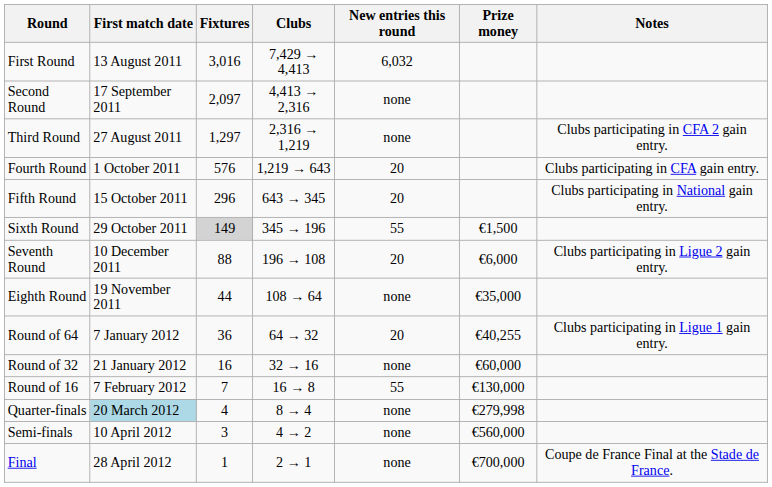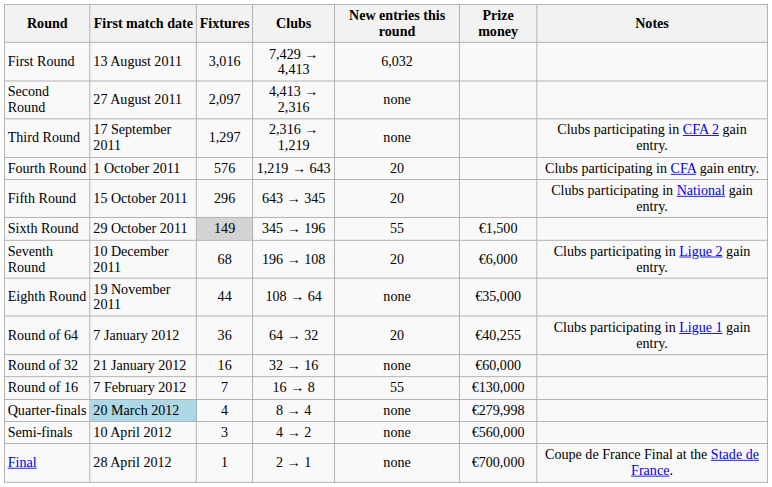(132, 99) 17 September 2011 -> (138, 99) 27 August 2011
(138, 138) 27 August 2011 -> (132, 138) 17 September 2011
(225, 259) 88 -> (225, 259) 68
